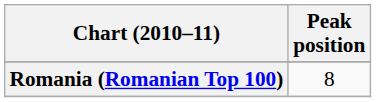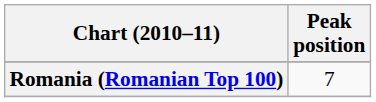(329, 79) 8 -> (329, 79) 7
